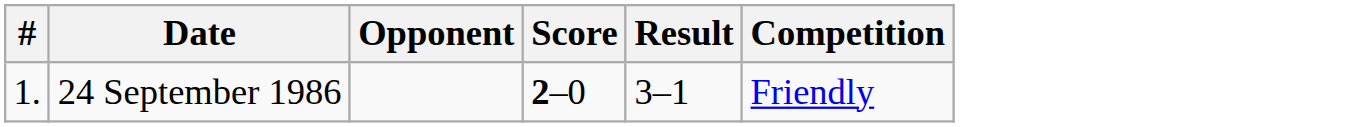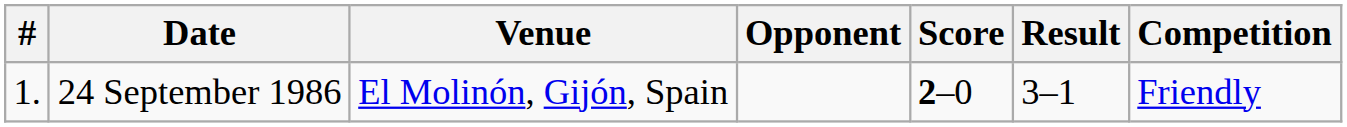+ column: (543, 33)
